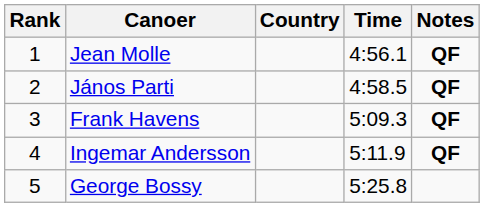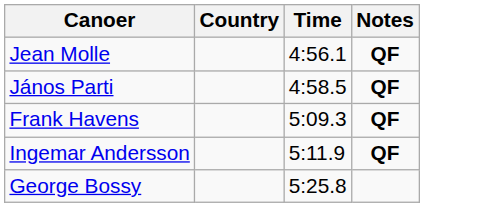- column: (35, 20)
